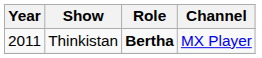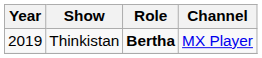(25, 41) 2011 -> (25, 41) 2019
